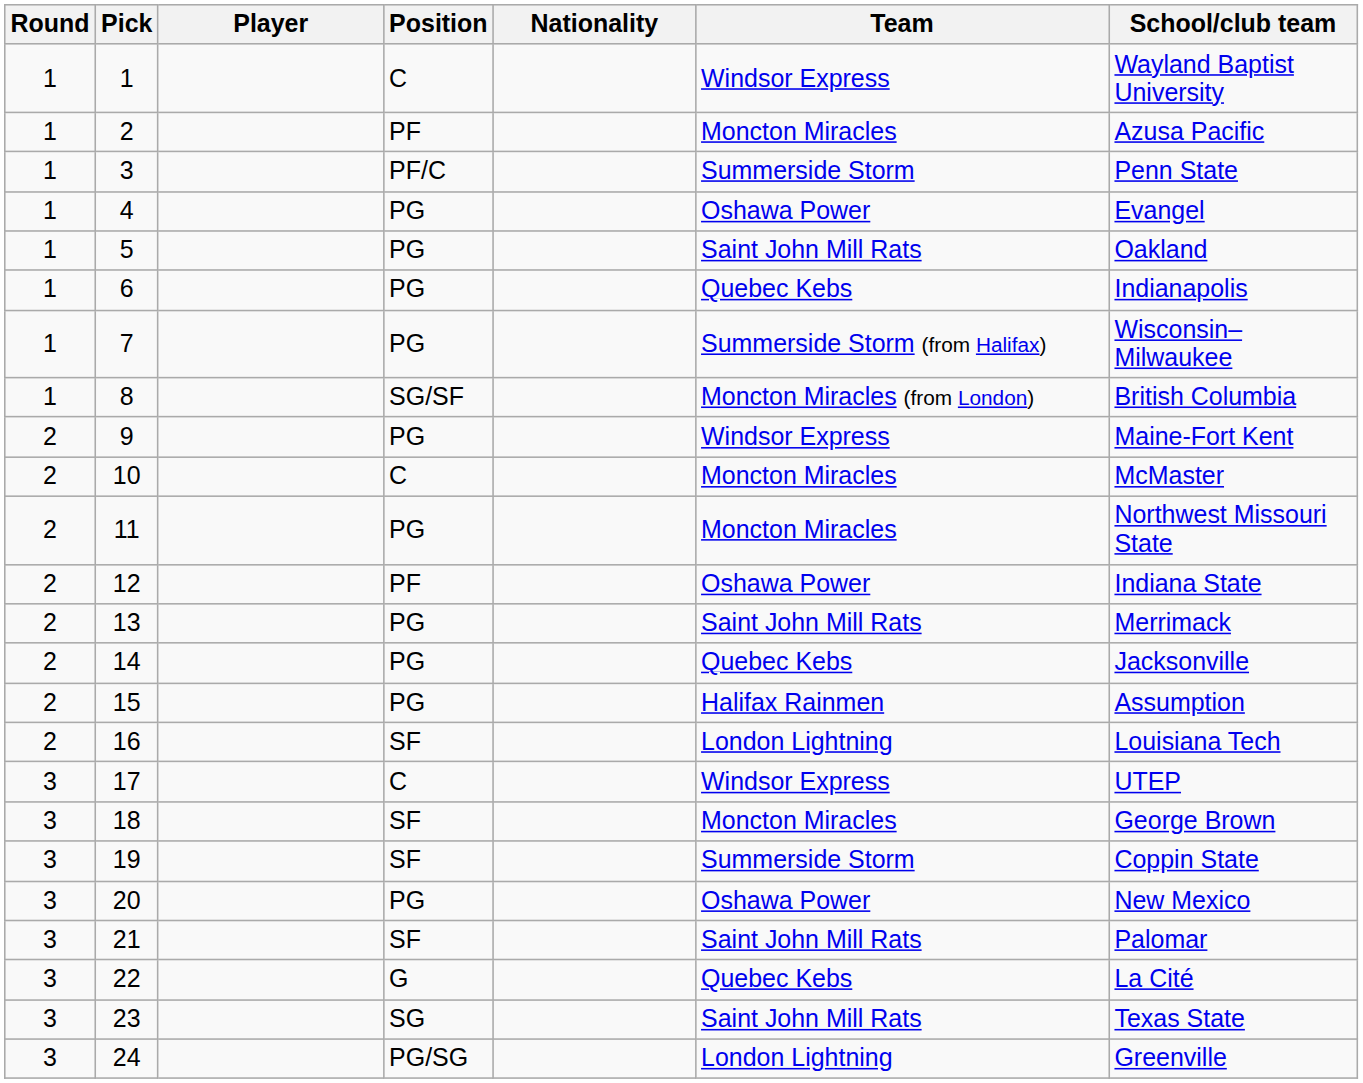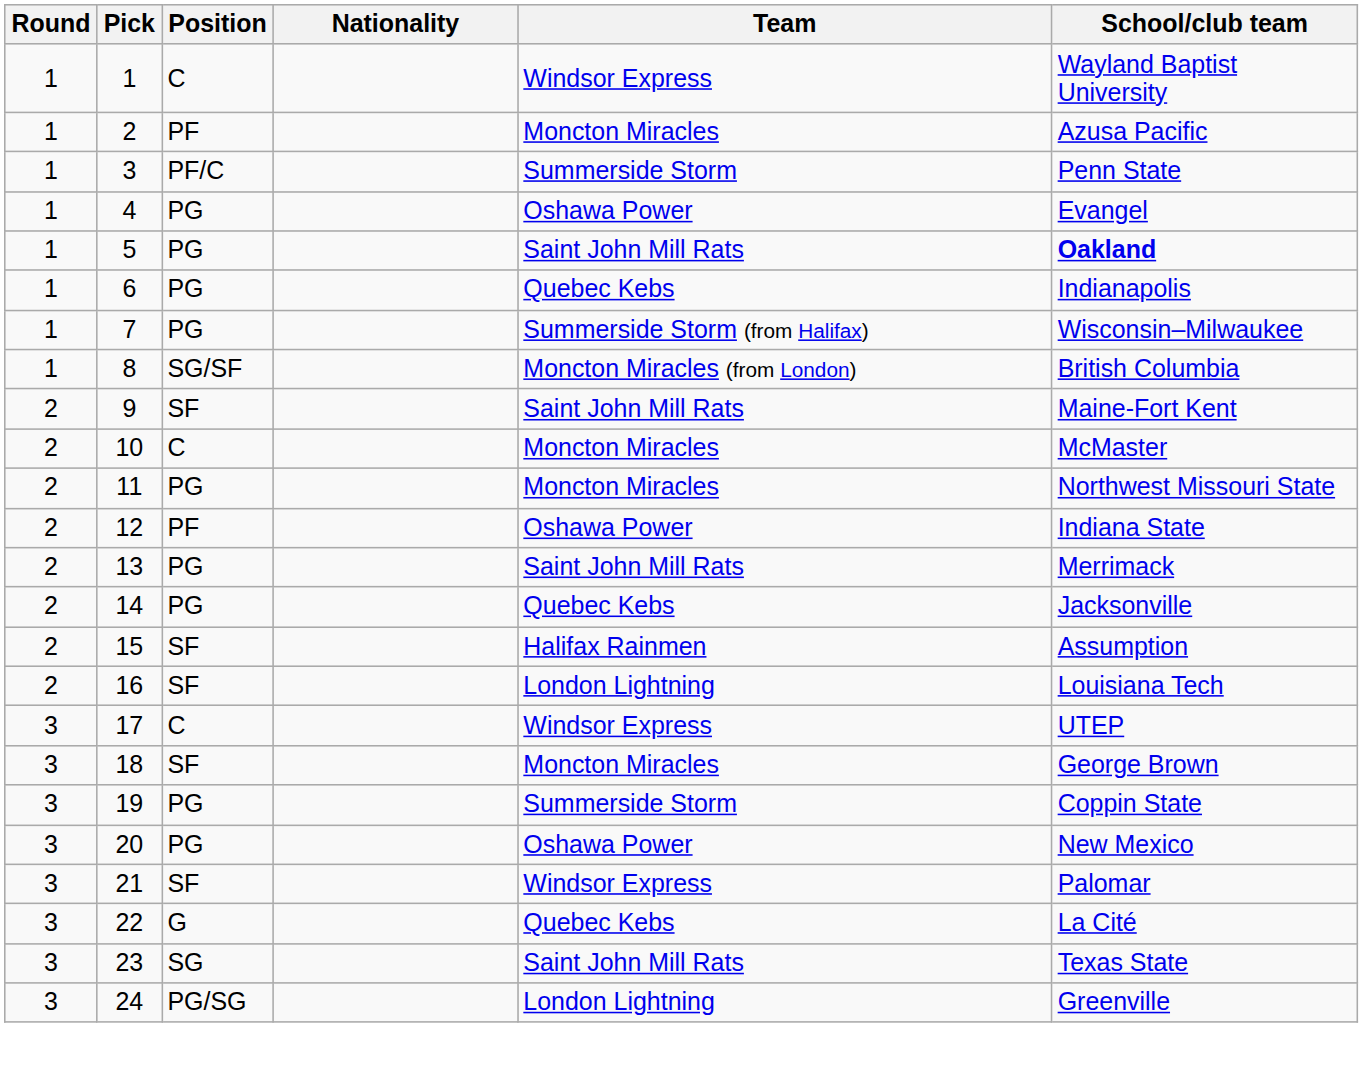- column: (271, 24)
(1161, 250) normal -> (1107, 250) bold
(407, 436) PG -> (183, 408) SF
(795, 436) Windsor Express -> (634, 408) Saint John Mill Rats
(407, 702) PG -> (183, 646) SF
(405, 860) SF -> (185, 804) PG
(811, 939) Saint John Mill Rats -> (618, 883) Windsor Express
